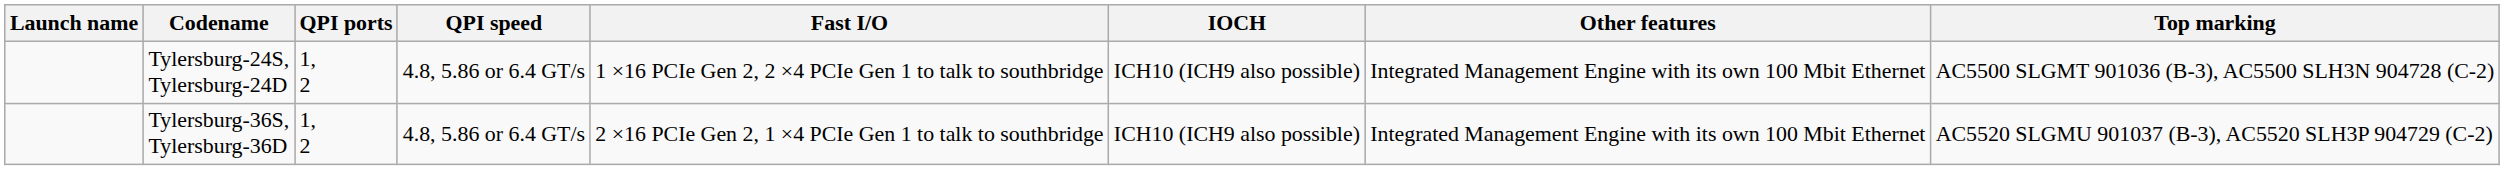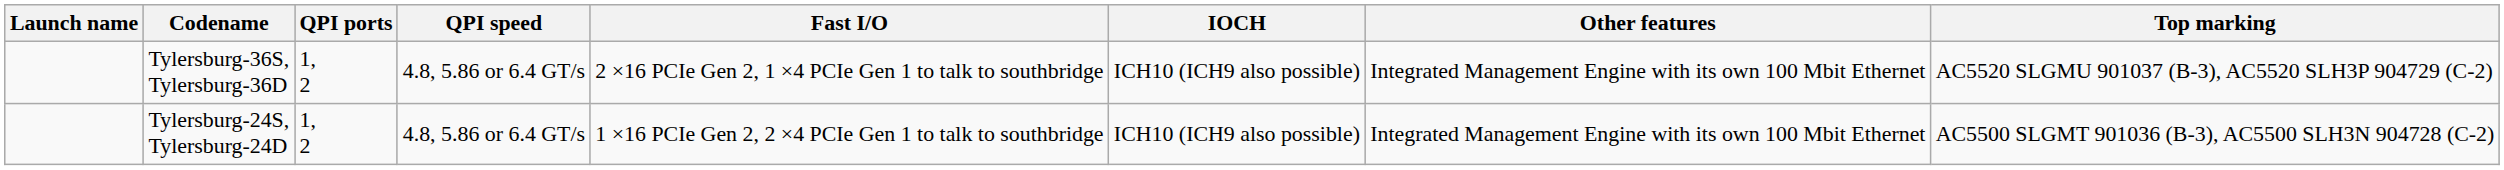rows swapped: (219, 71) <-> (219, 133)
